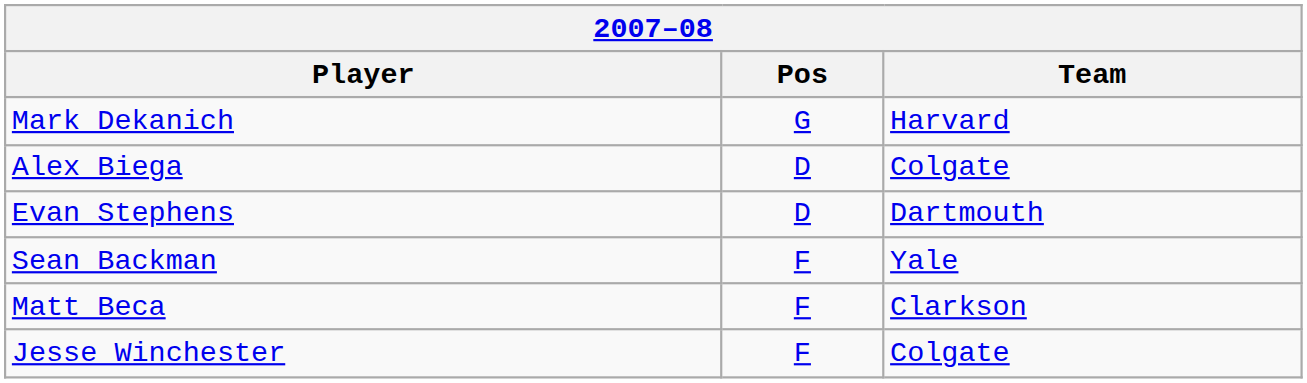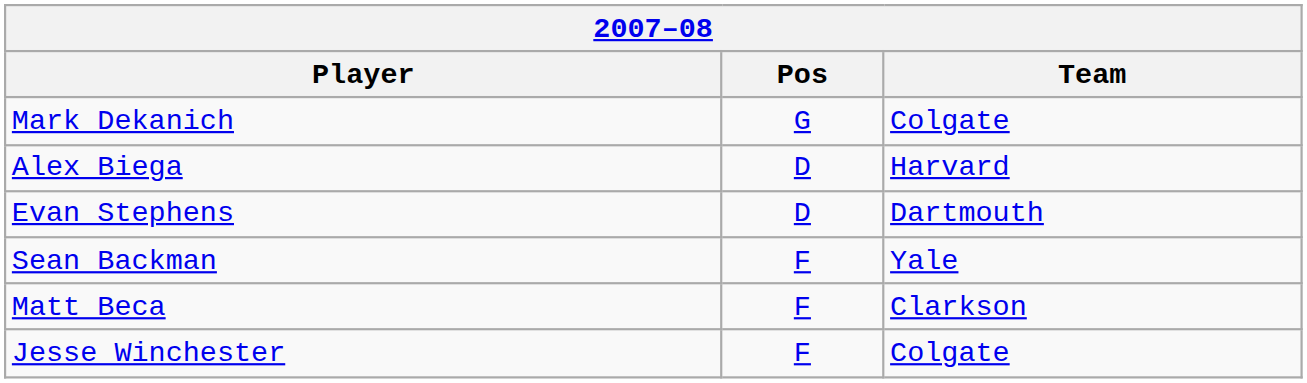(950, 121) Harvard -> (950, 121) Colgate
(950, 167) Colgate -> (950, 167) Harvard
